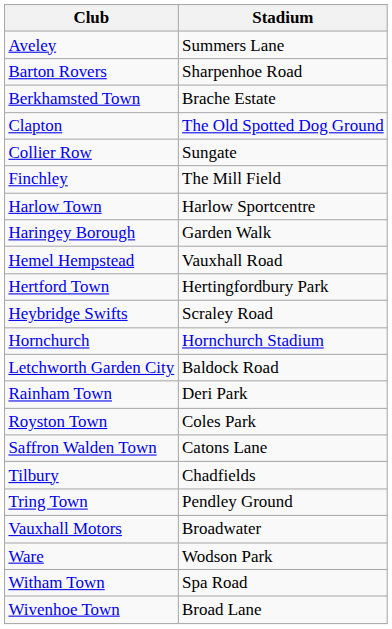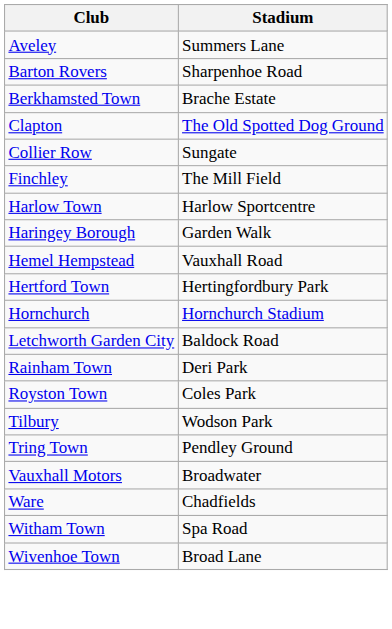- row: (68, 313)
- row: (83, 448)
(219, 475) Chadfields -> (227, 421) Wodson Park
(227, 555) Wodson Park -> (219, 502) Chadfields
